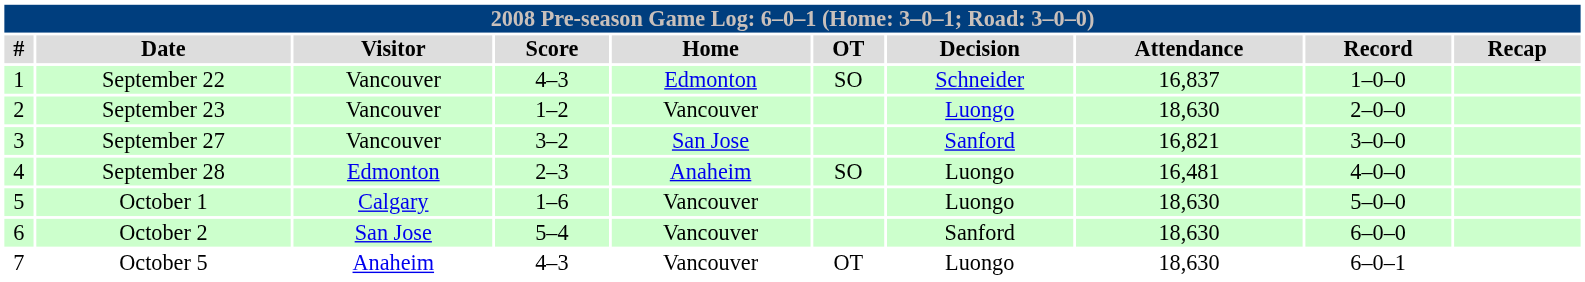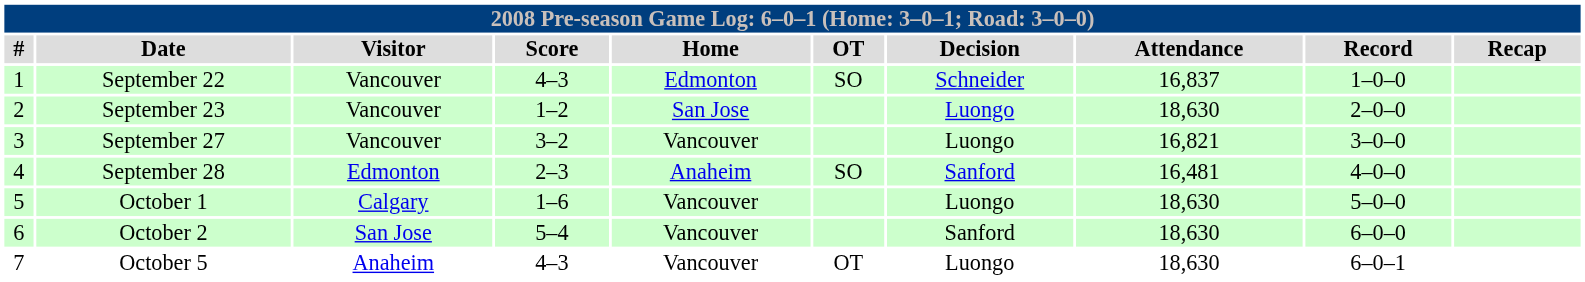(711, 110) Vancouver -> (711, 110) San Jose
(711, 140) San Jose -> (711, 140) Vancouver
(980, 140) Sanford -> (980, 140) Luongo
(980, 171) Luongo -> (980, 171) Sanford
